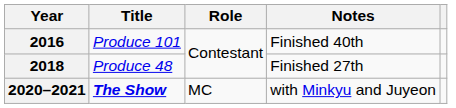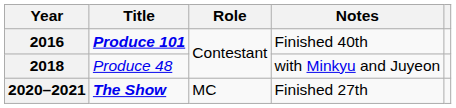(137, 41) normal -> (139, 41) bold
(317, 66) Finished 27th -> (357, 66) with Minkyu and Juyeon
(353, 90) with Minkyu and Juyeon -> (321, 90) Finished 27th
